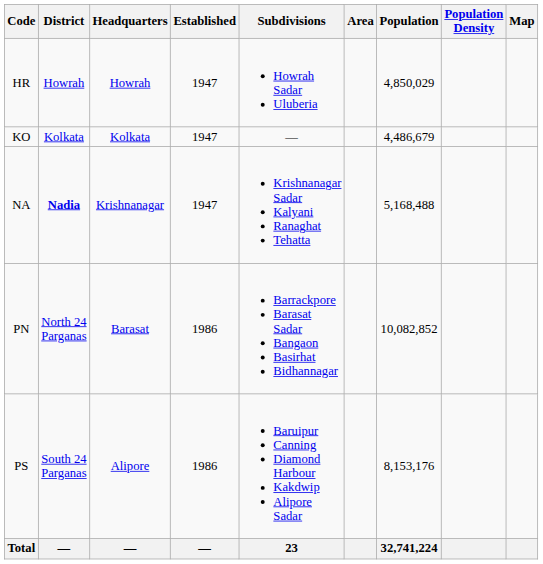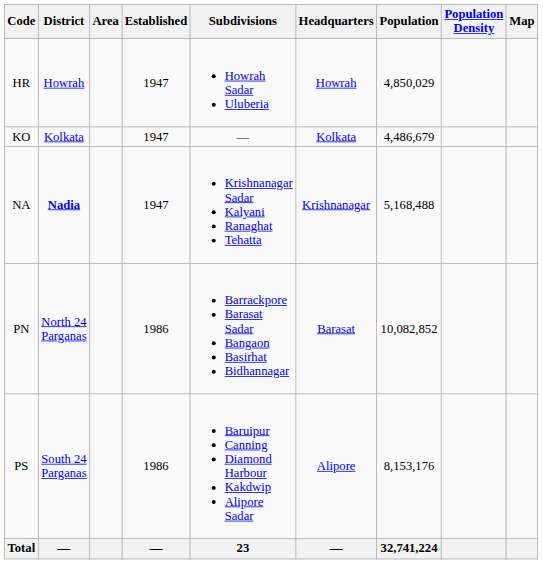columns swapped: (130, 21) <-> (360, 21)
